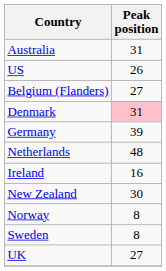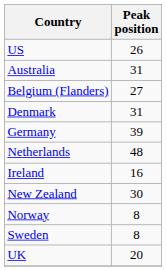rows swapped: (16, 70) <-> (31, 49)
(136, 111) pink background -> (136, 111) no background
(136, 255) 27 -> (136, 255) 20
